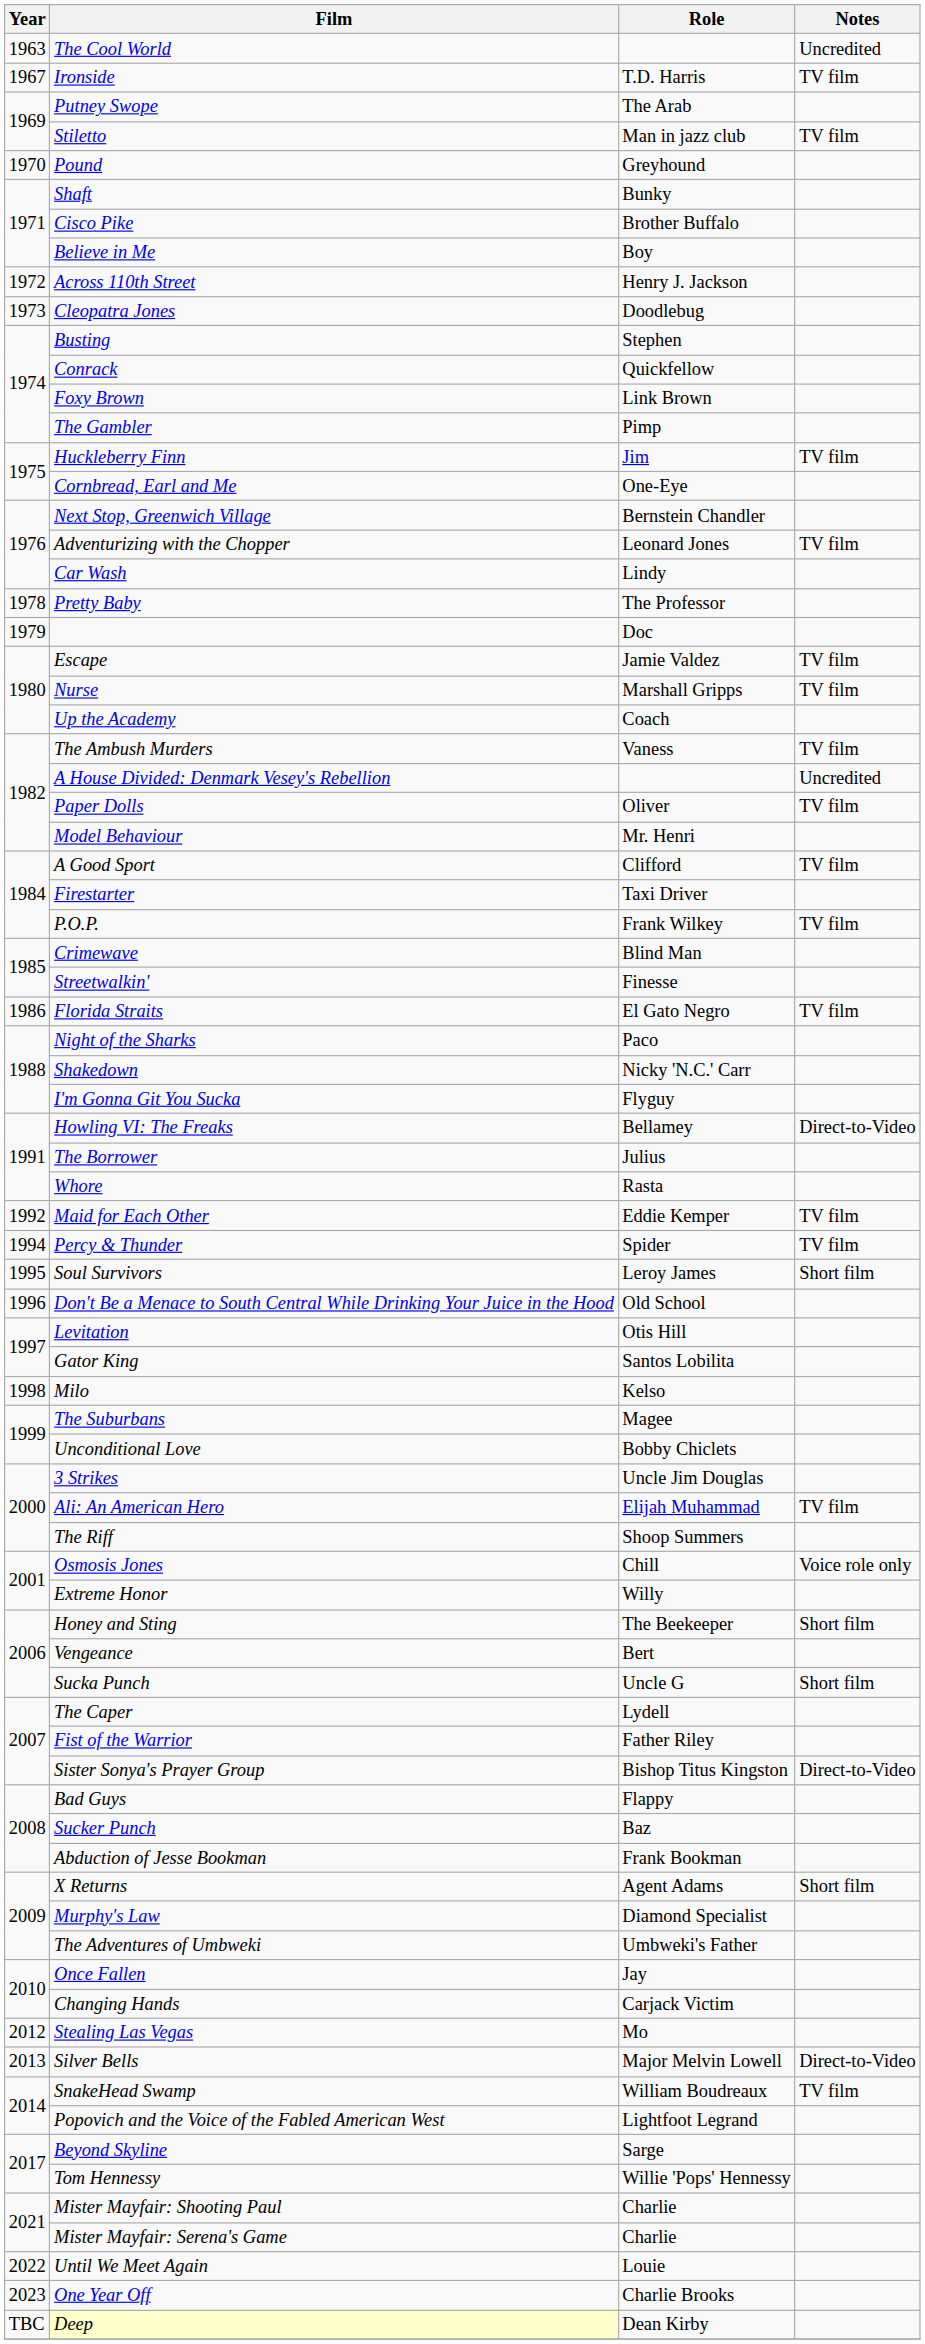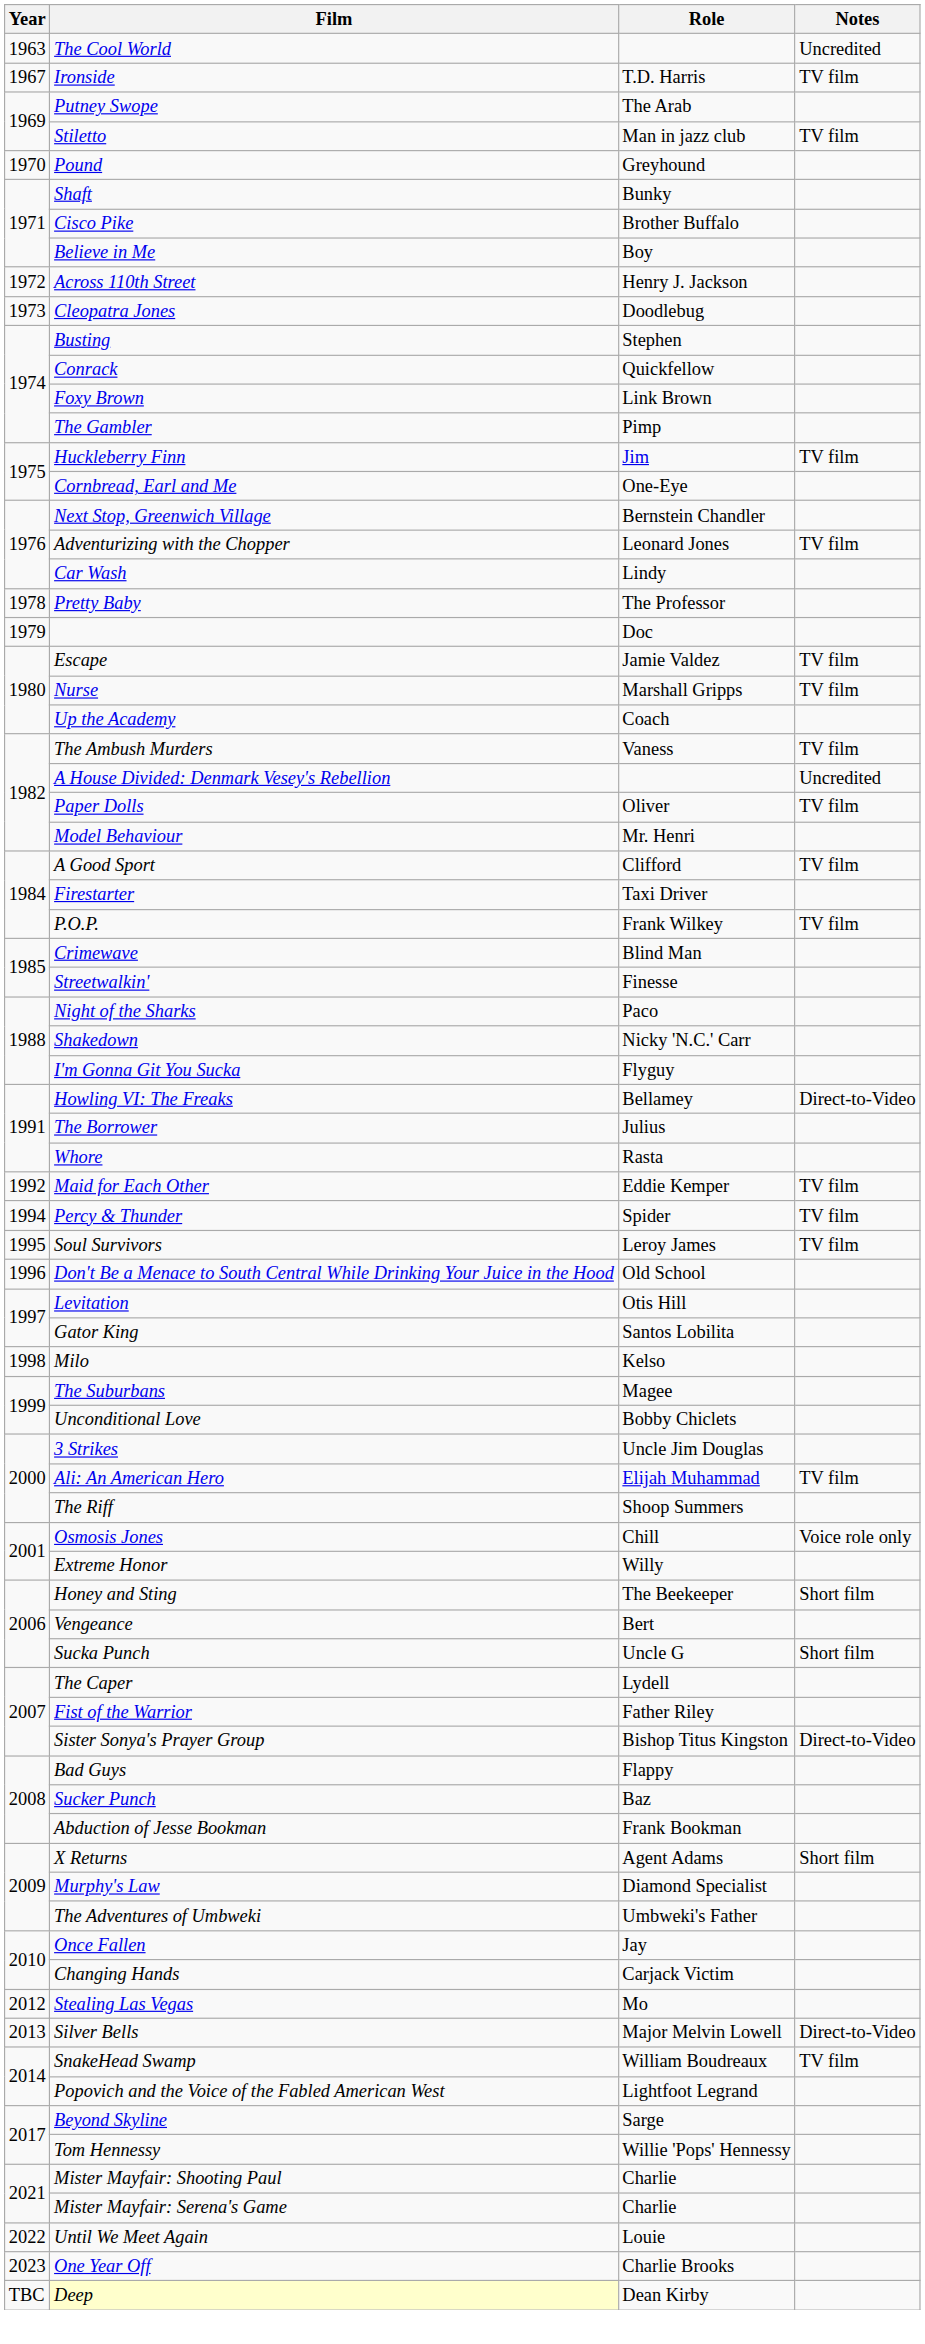- row: (109, 1011)
(837, 1273) Short film -> (829, 1244) TV film
